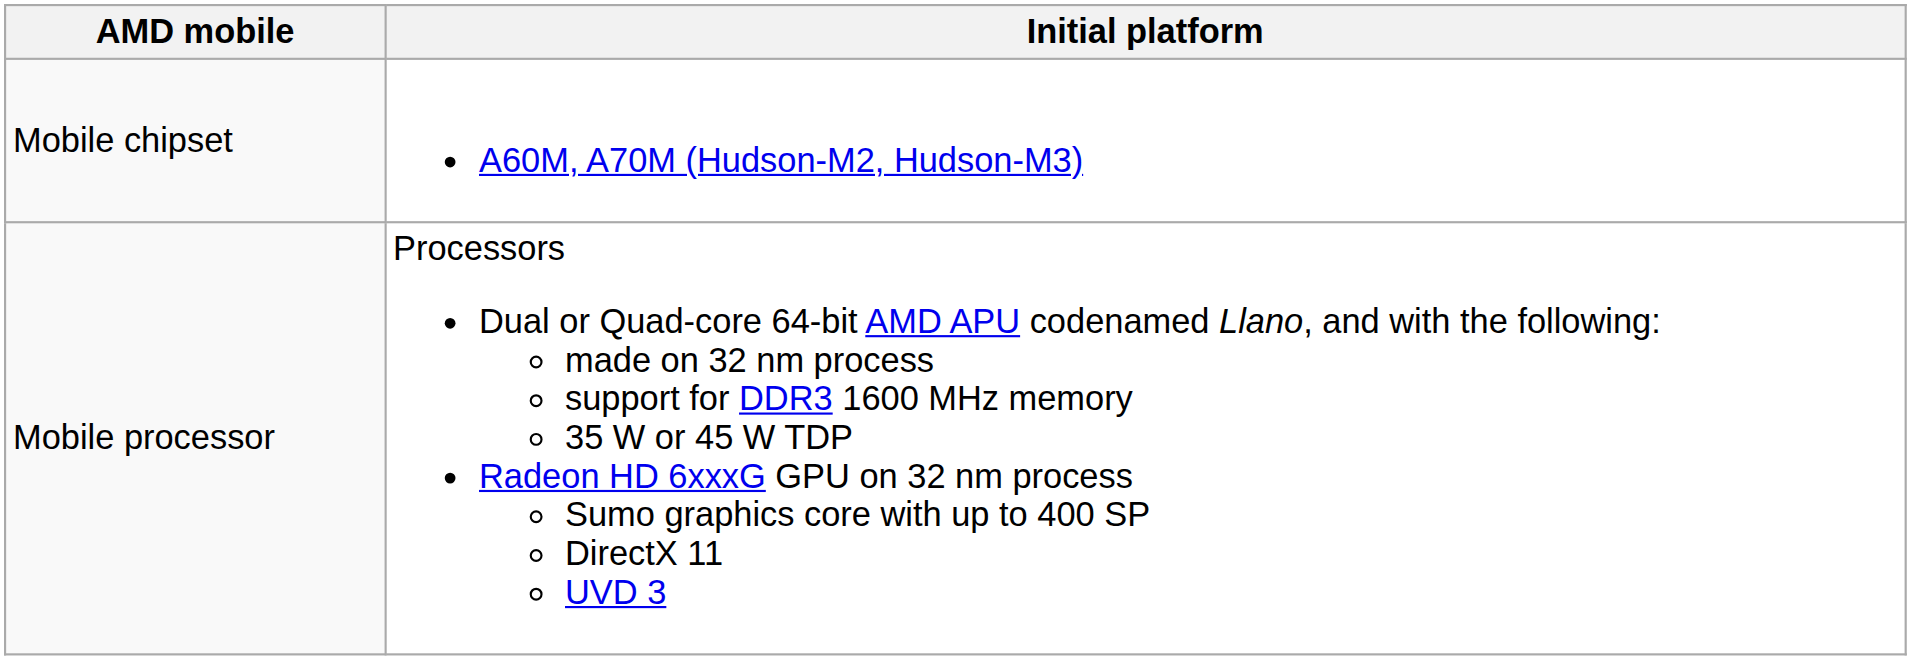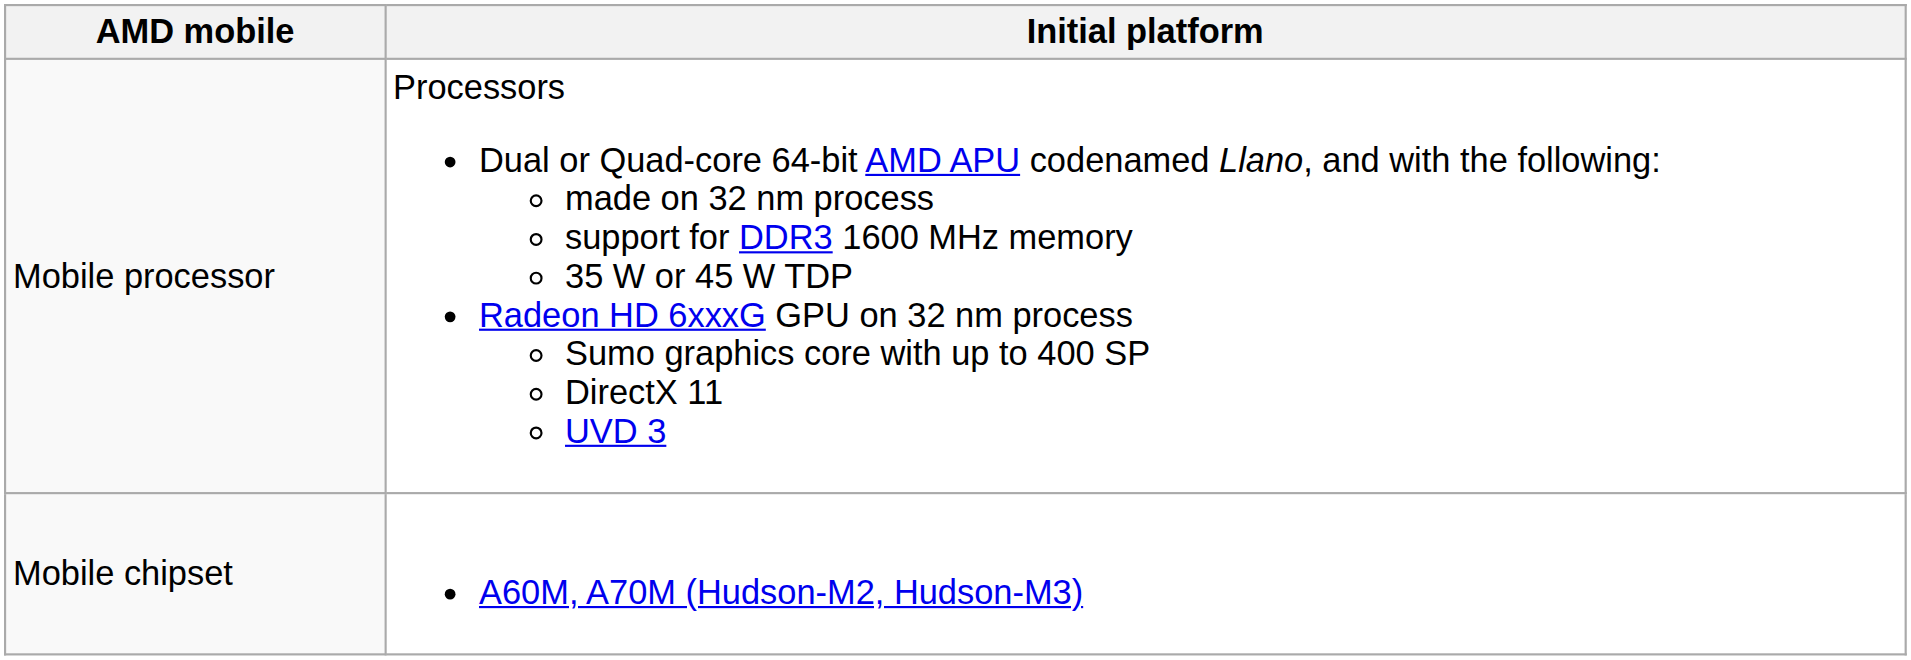rows swapped: (144, 437) <-> (123, 140)
